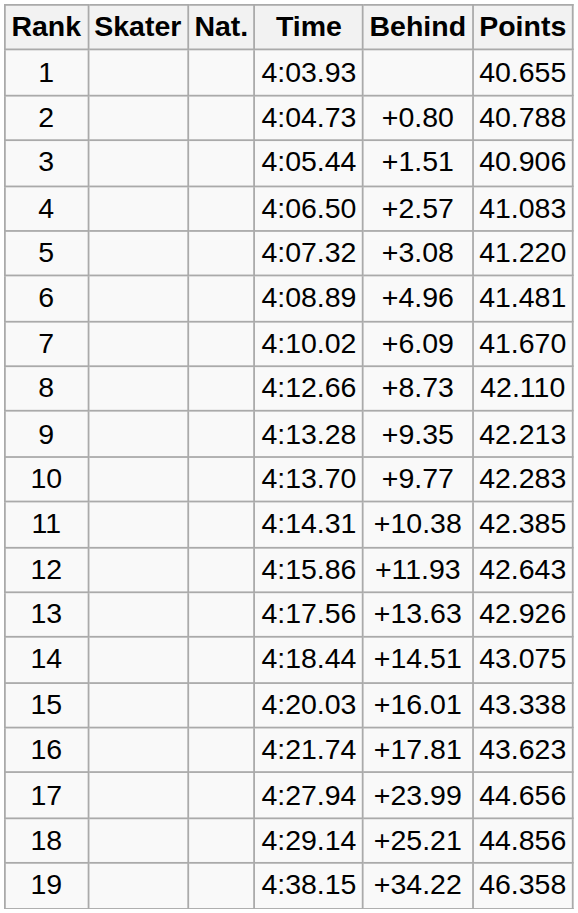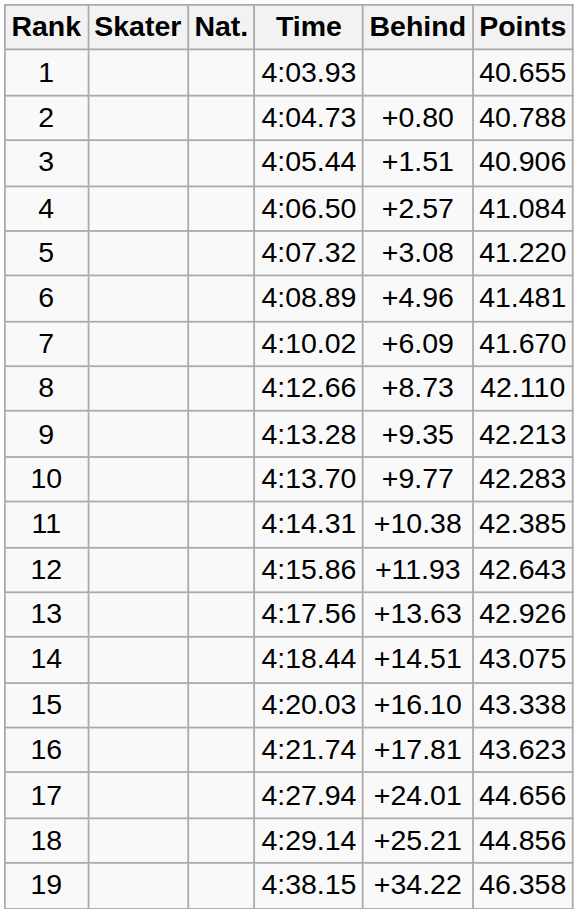(523, 207) 41.083 -> (523, 207) 41.084
(418, 704) +16.01 -> (418, 704) +16.10
(418, 794) +23.99 -> (418, 794) +24.01
